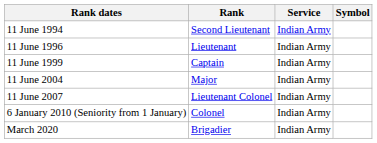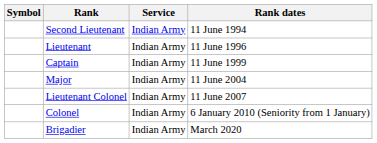columns swapped: (353, 12) <-> (97, 12)
